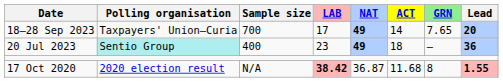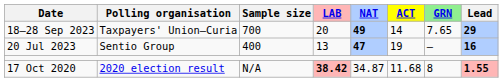(322, 30) 17 -> (322, 30) 20
(470, 30) 20 -> (470, 30) 29
(137, 47) paleturquoise background -> (137, 47) no background
(322, 47) 23 -> (322, 47) 13
(359, 47) 49 -> (359, 47) 47
(396, 47) 18 -> (396, 47) 19
(470, 47) 36 -> (470, 47) 16
(369, 69) 36.87 -> (369, 69) 34.87
